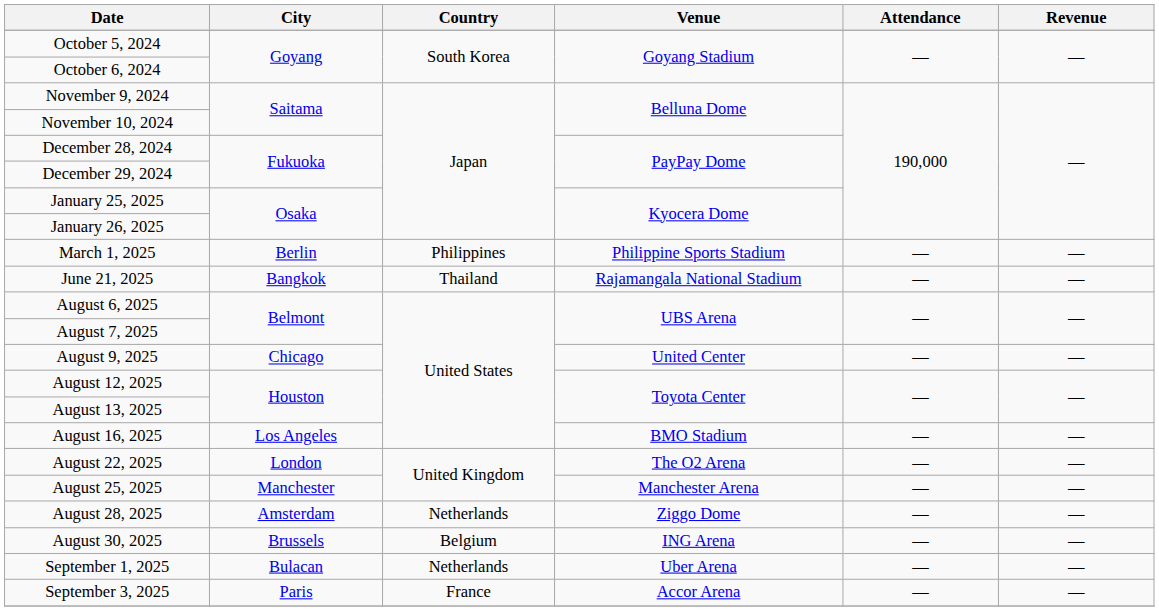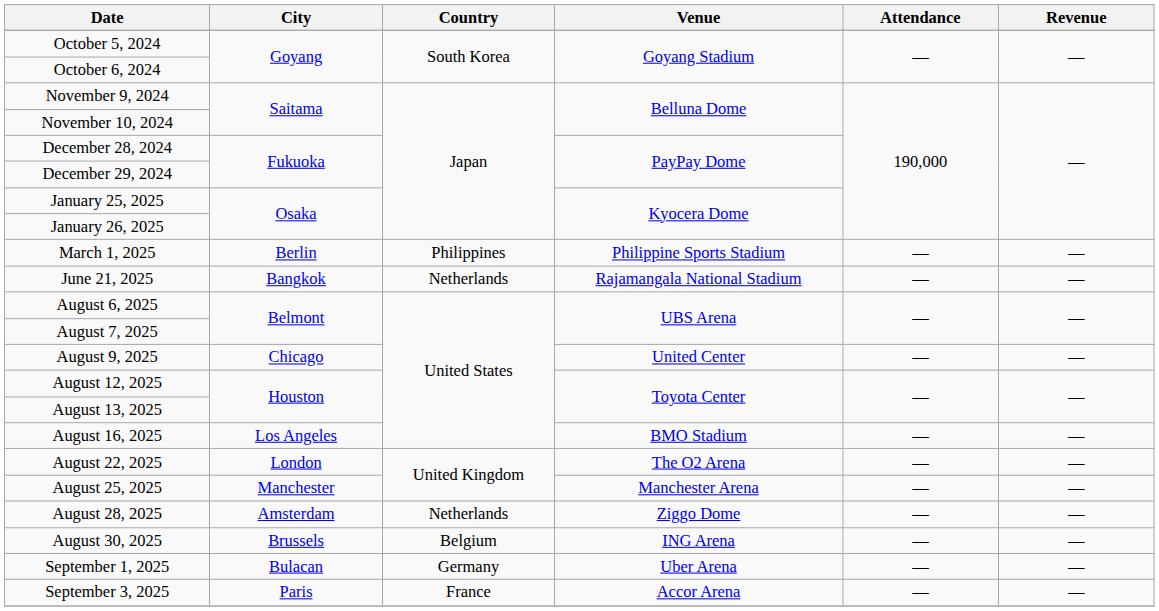(468, 278) Thailand -> (468, 278) Netherlands
(468, 566) Netherlands -> (468, 566) Germany
